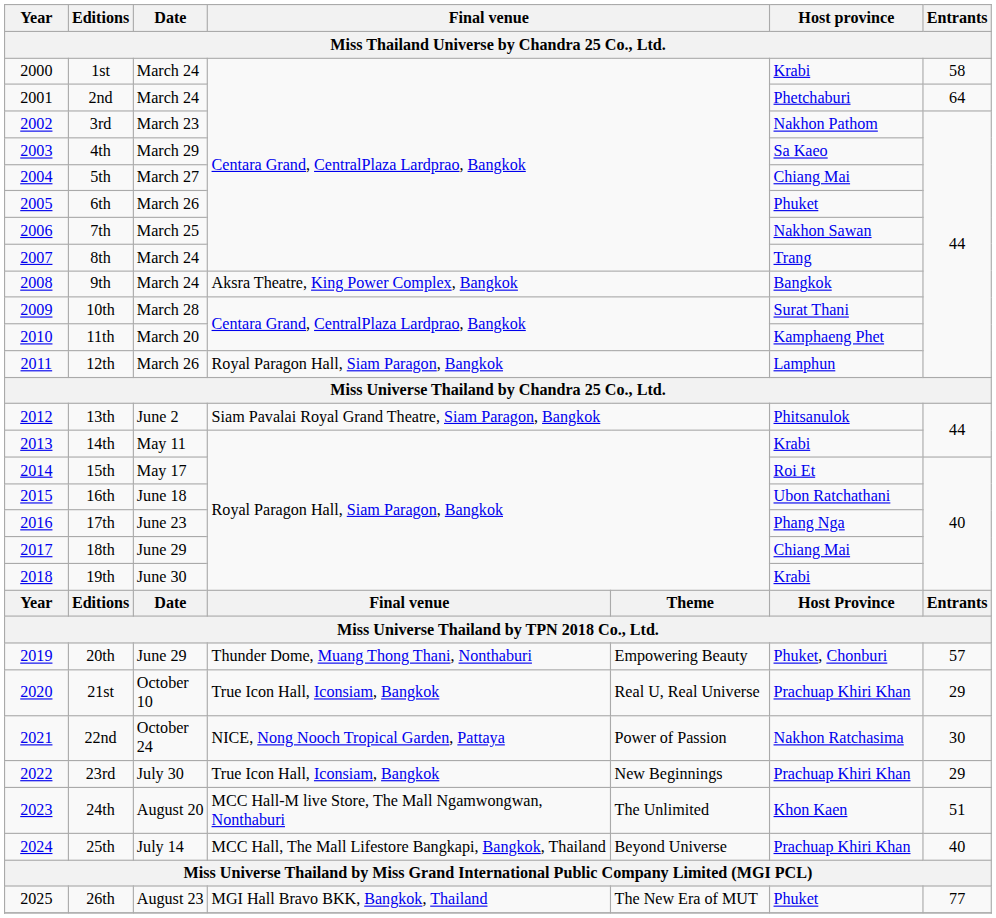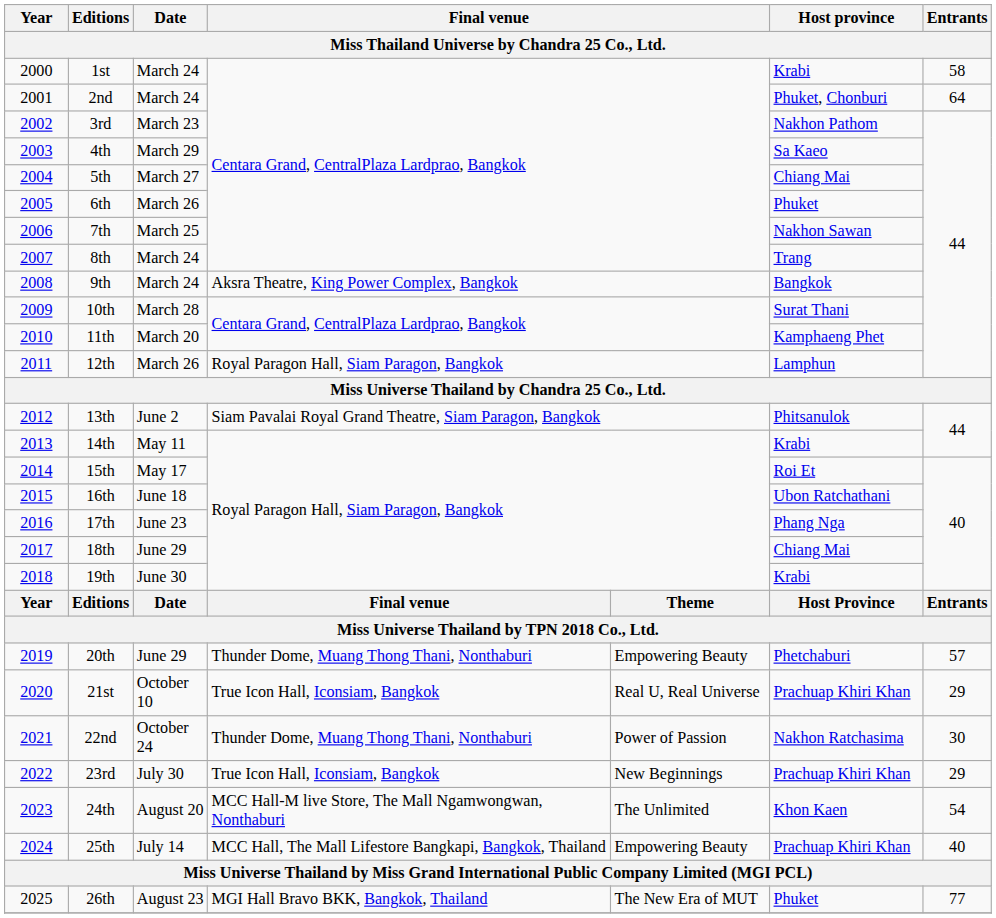(812, 97) Phetchaburi -> (830, 97) Phuket, Chonburi
(830, 656) Phuket, Chonburi -> (812, 656) Phetchaburi
(358, 738) NICE, Nong Nooch Tropical Garden, Pattaya -> (372, 738) Thunder Dome, Muang Thong Thani, Nonthaburi
(957, 810) 51 -> (957, 810) 54
(671, 846) Beyond Universe -> (681, 846) Empowering Beauty
